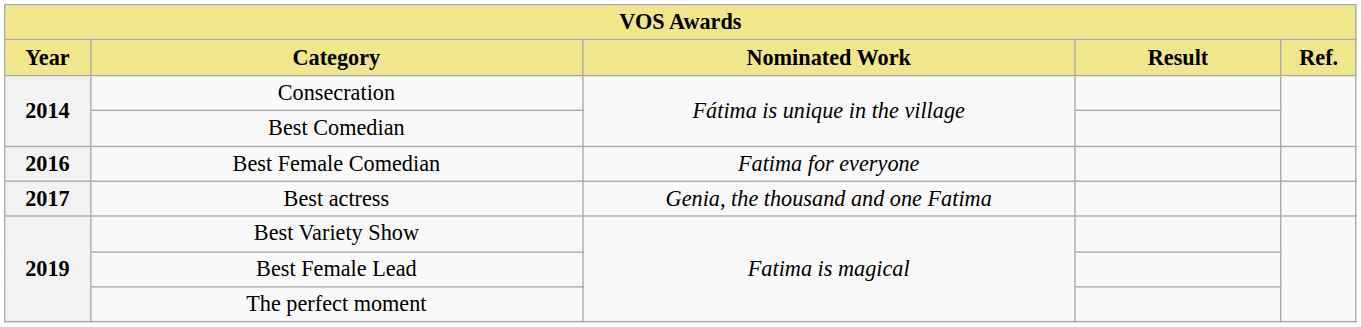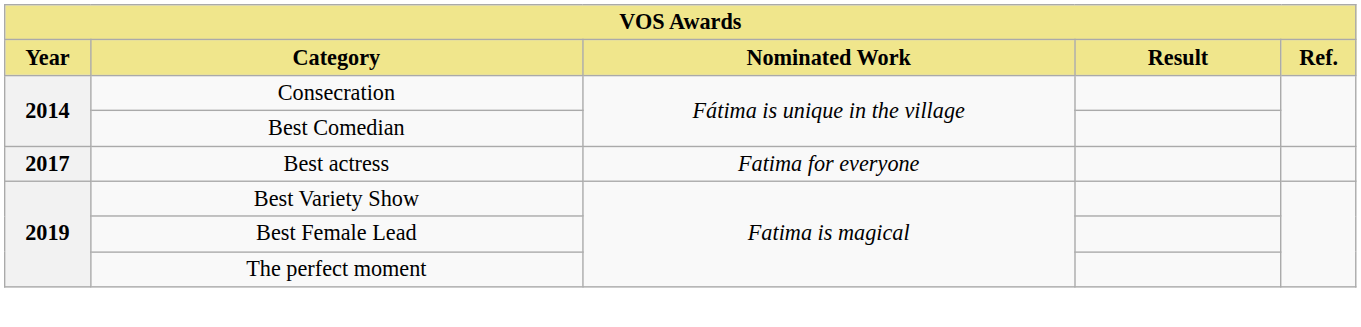- row: (336, 163)
(829, 198) Genia, the thousand and one Fatima -> (829, 163) Fatima for everyone
